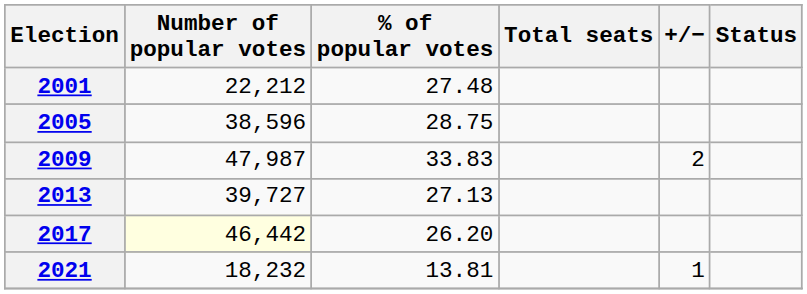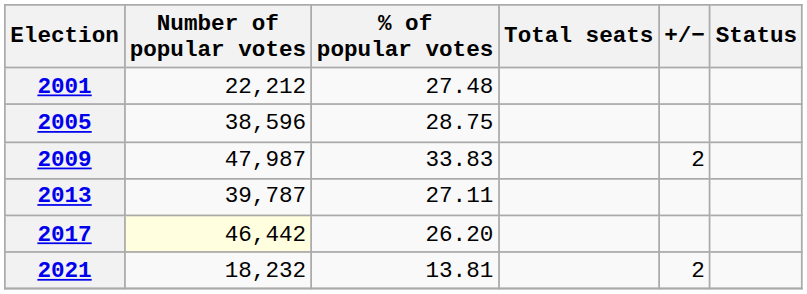(265, 197) 39,727 -> (265, 197) 39,787
(459, 197) 27.13 -> (459, 197) 27.11
(698, 271) 1 -> (698, 271) 2
